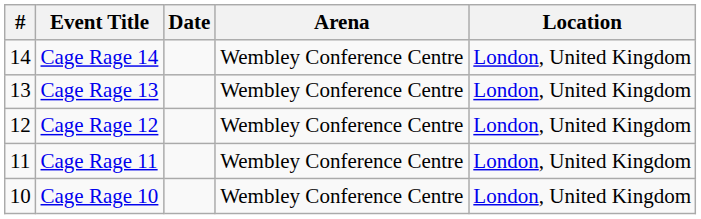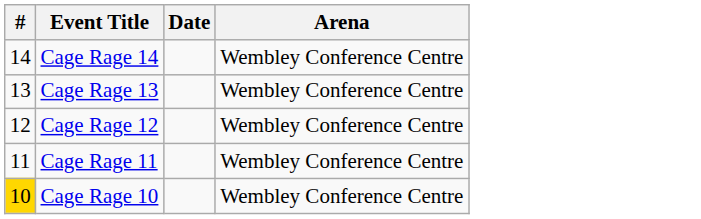- column: (582, 22)
(20, 195) no background -> (20, 195) gold background
